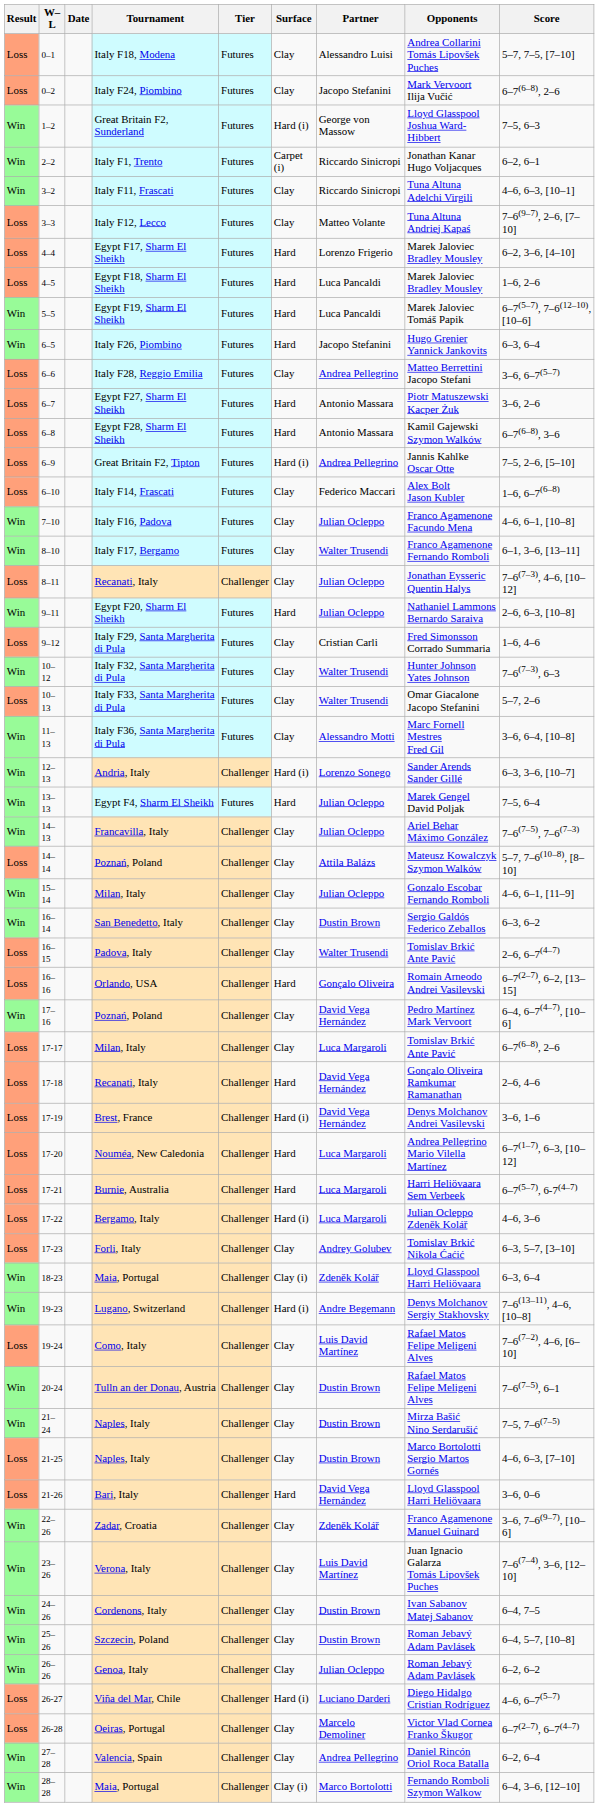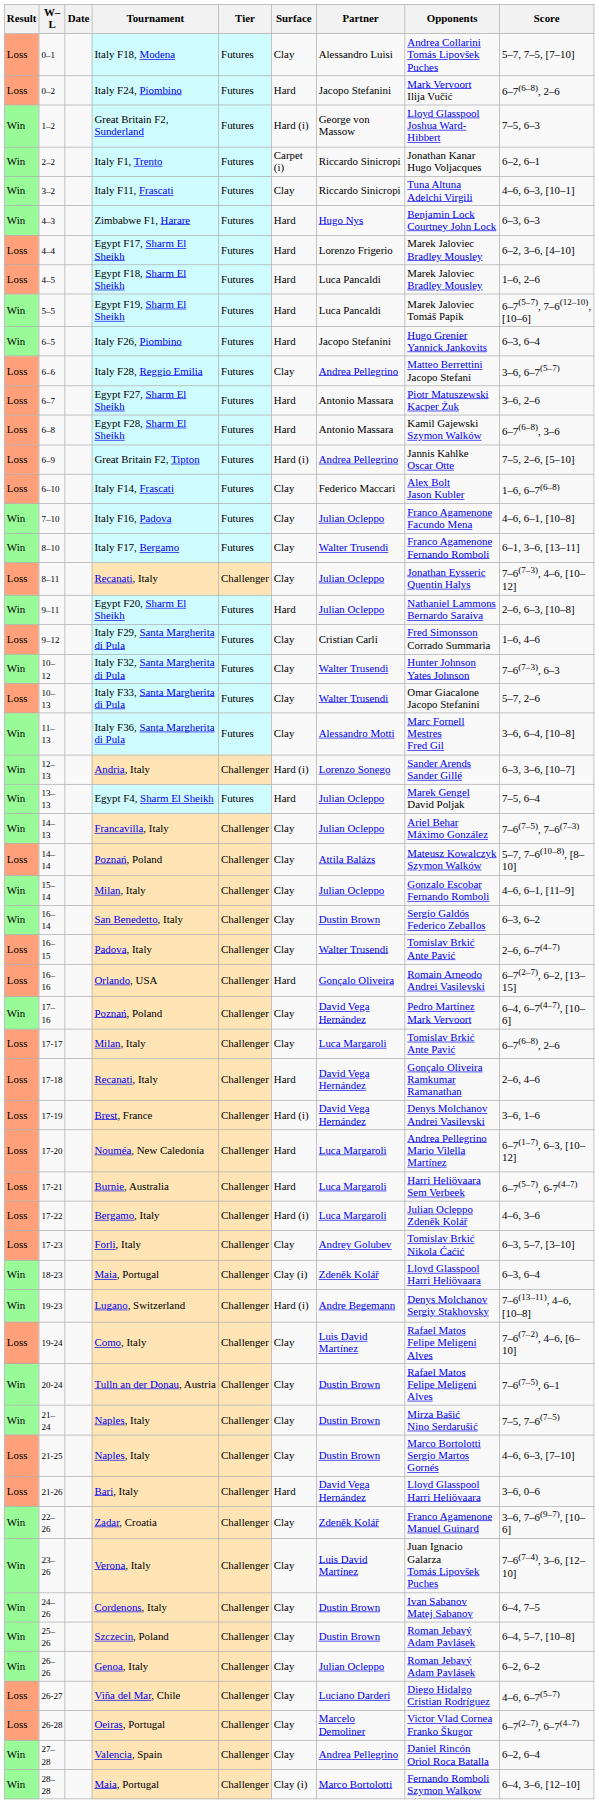(284, 90) Clay -> (285, 90) Hard
- row: (48, 222)
+ row: (48, 221)
(291, 1698) Hard (i) -> (284, 1695) Clay
